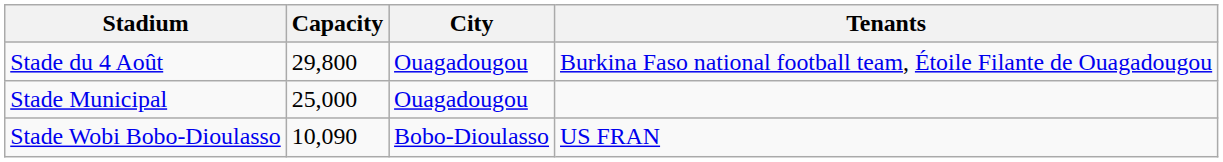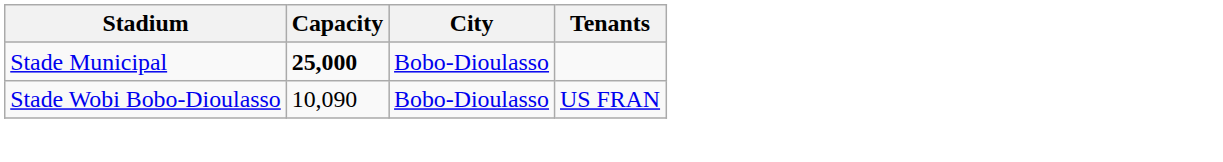- row: (87, 61)
(324, 99) normal -> (324, 61) bold
(461, 99) Ouagadougou -> (472, 61) Bobo-Dioulasso
